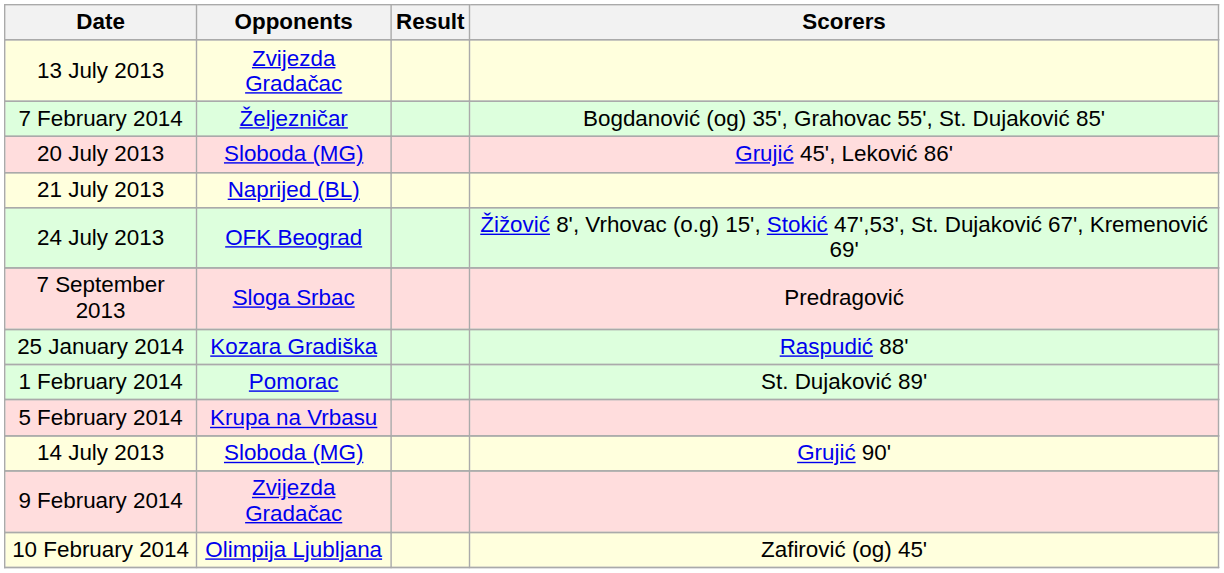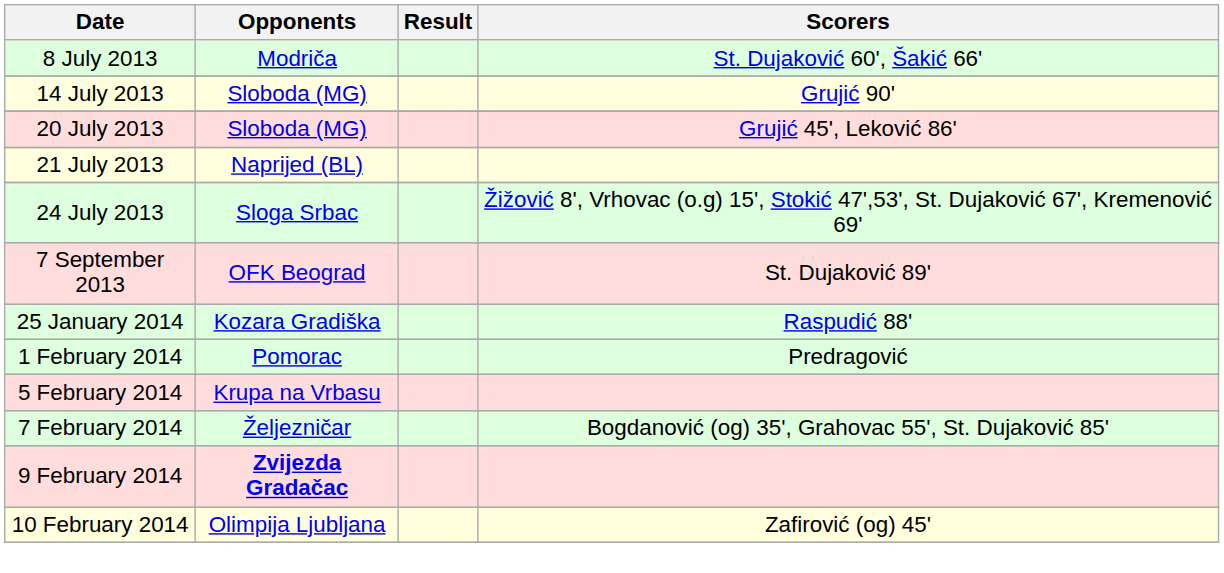+ row: (100, 57)
- row: (101, 70)
rows swapped: (101, 453) <-> (101, 118)
(294, 237) OFK Beograd -> (297, 212) Sloga Srbac
(294, 298) Sloga Srbac -> (297, 273) OFK Beograd
(844, 298) Predragović -> (848, 273) St. Dujaković 89'
(844, 382) St. Dujaković 89' -> (848, 356) Predragović
(294, 501) normal -> (297, 476) bold
